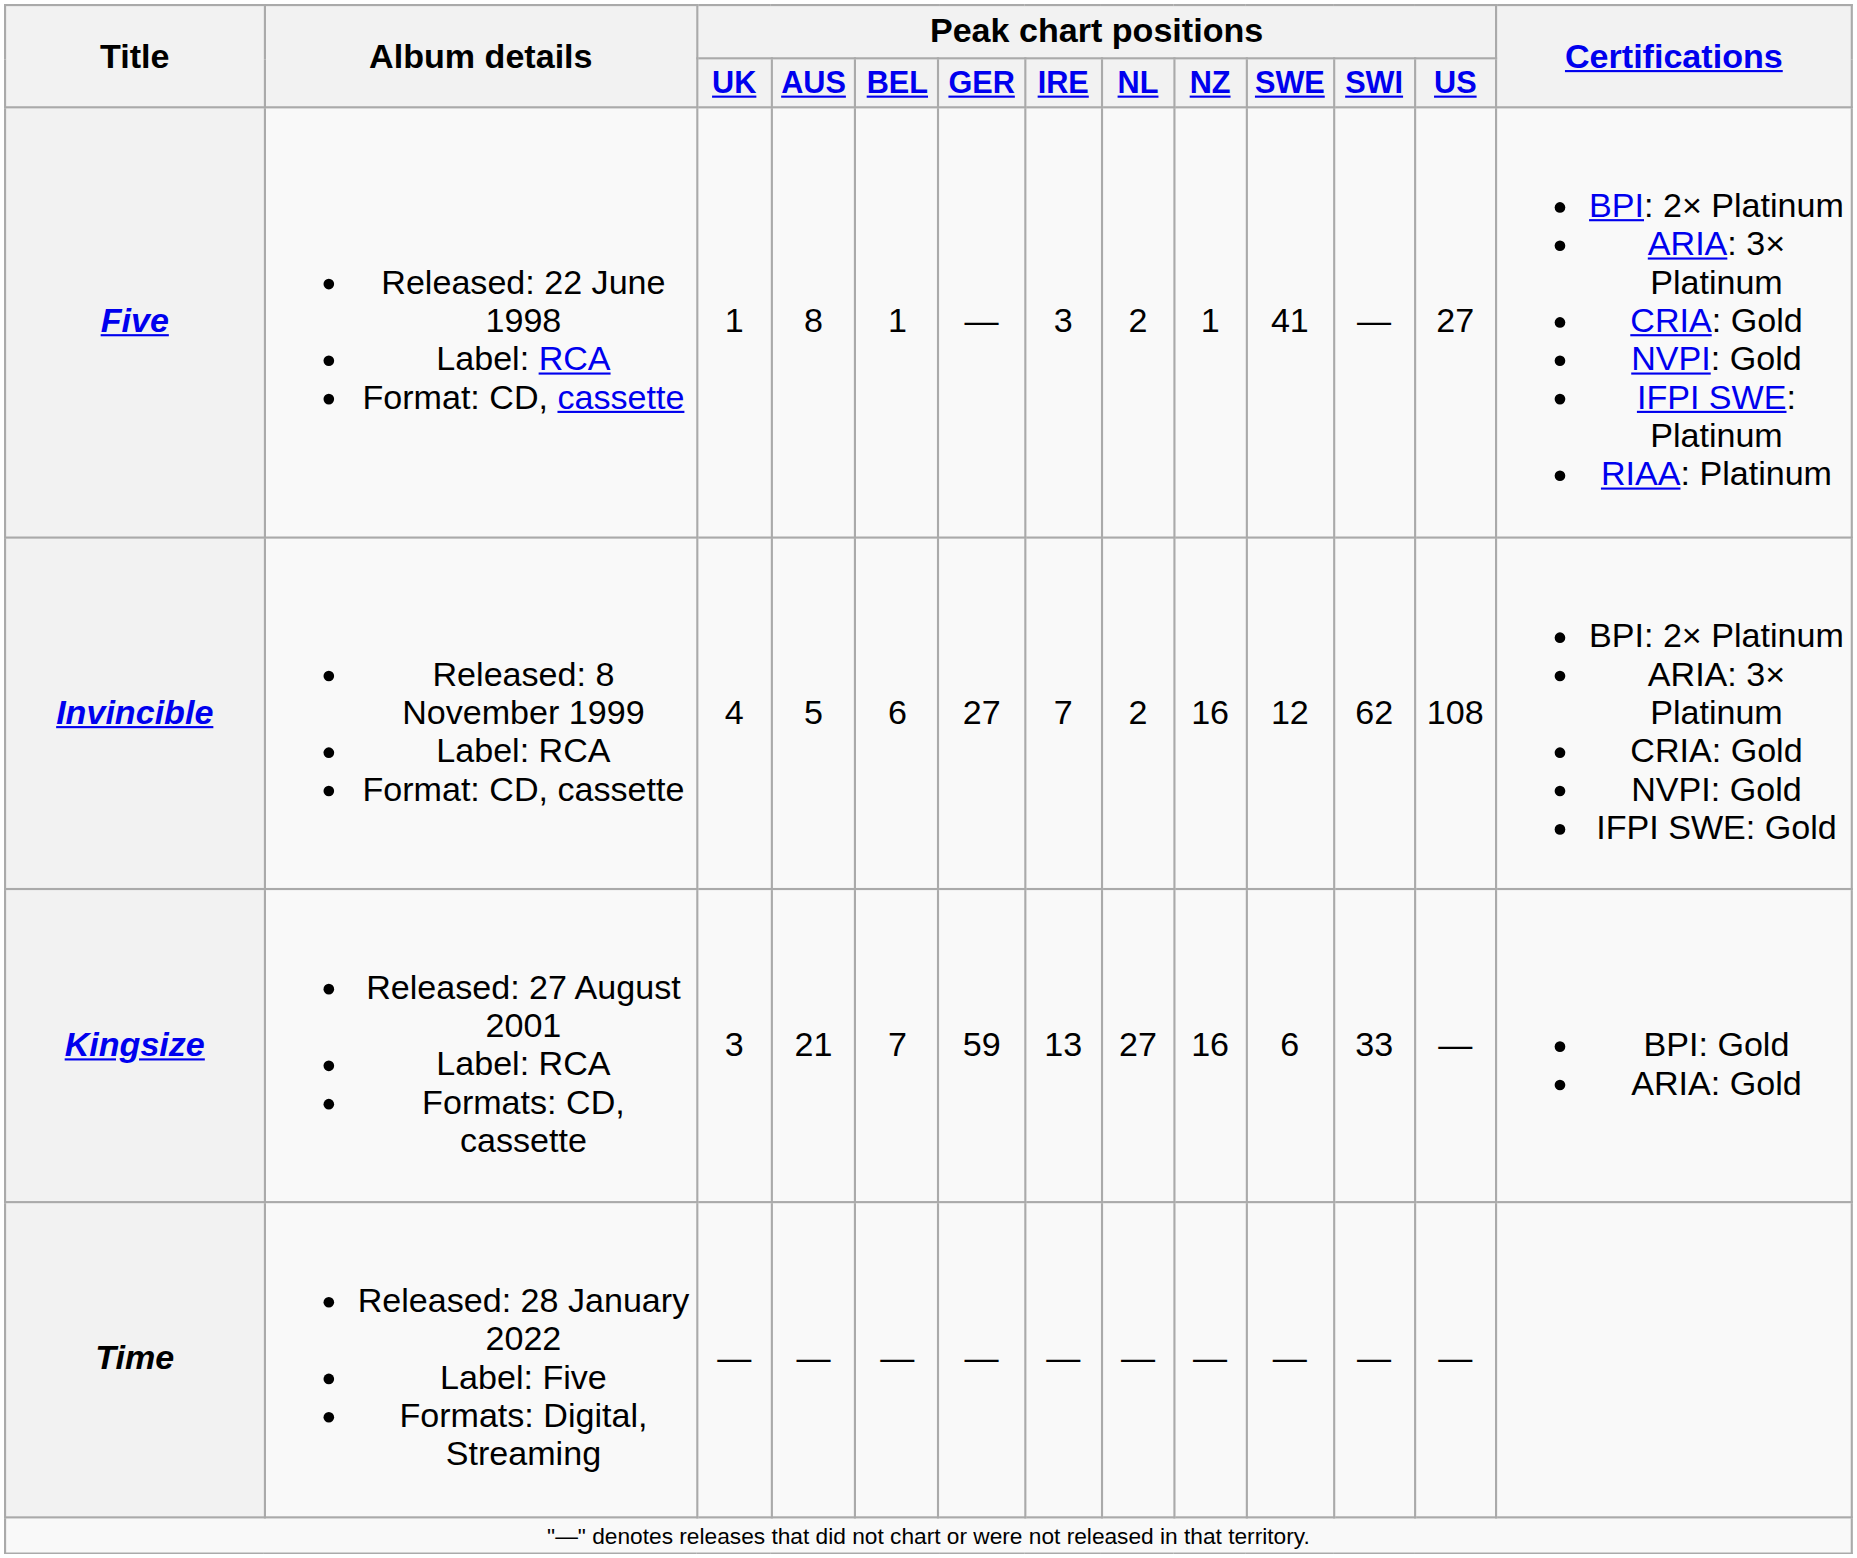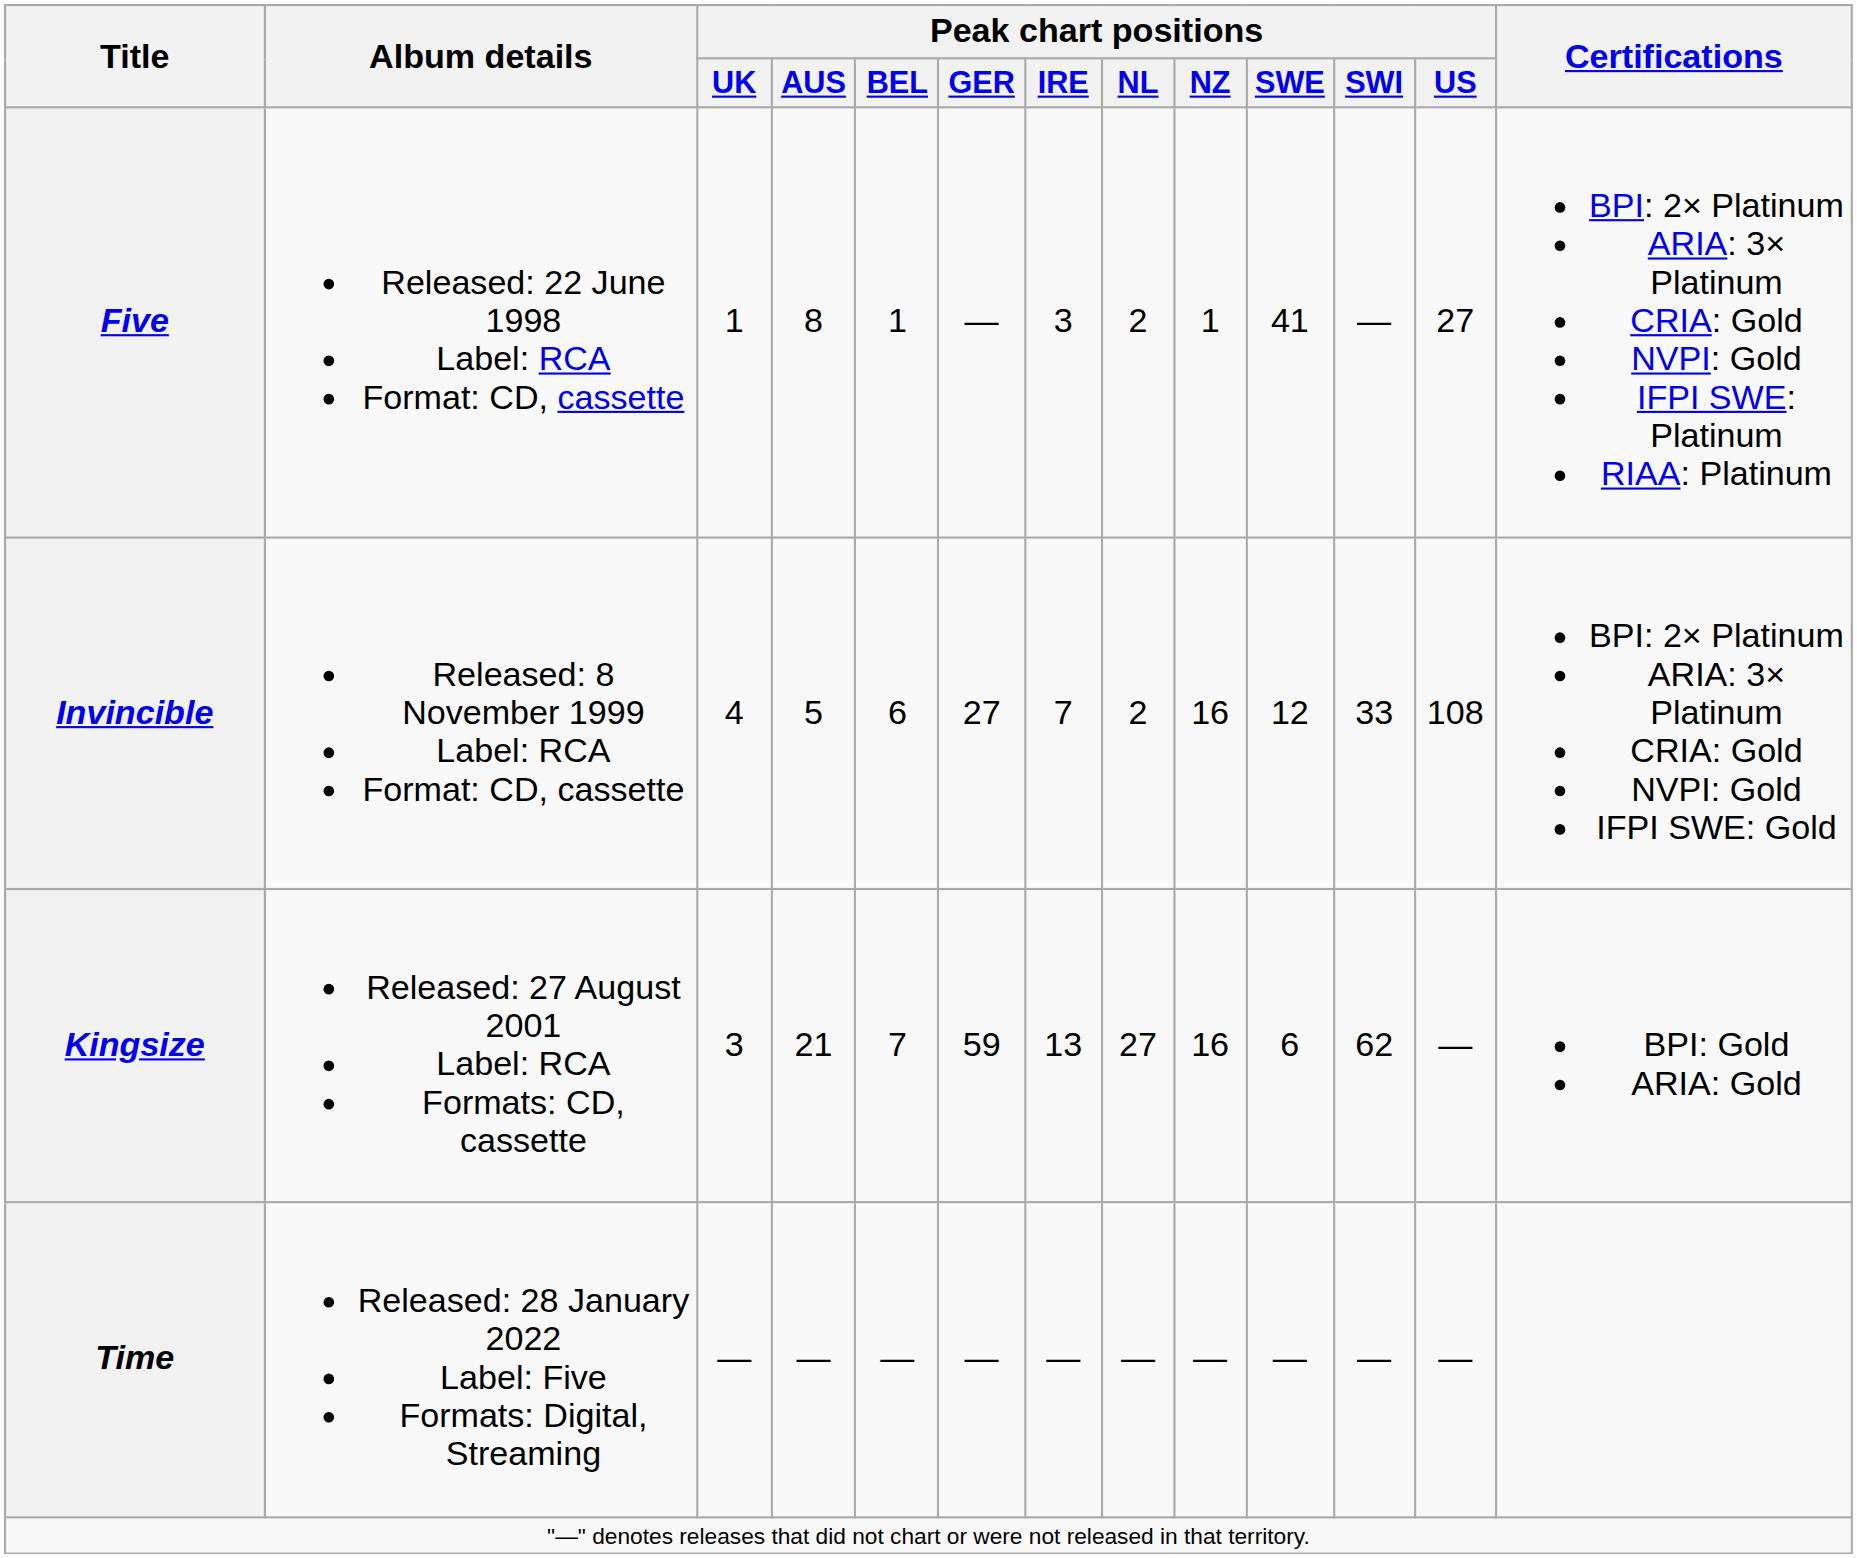(1374, 712) 62 -> (1374, 712) 33
(1374, 1045) 33 -> (1374, 1045) 62
